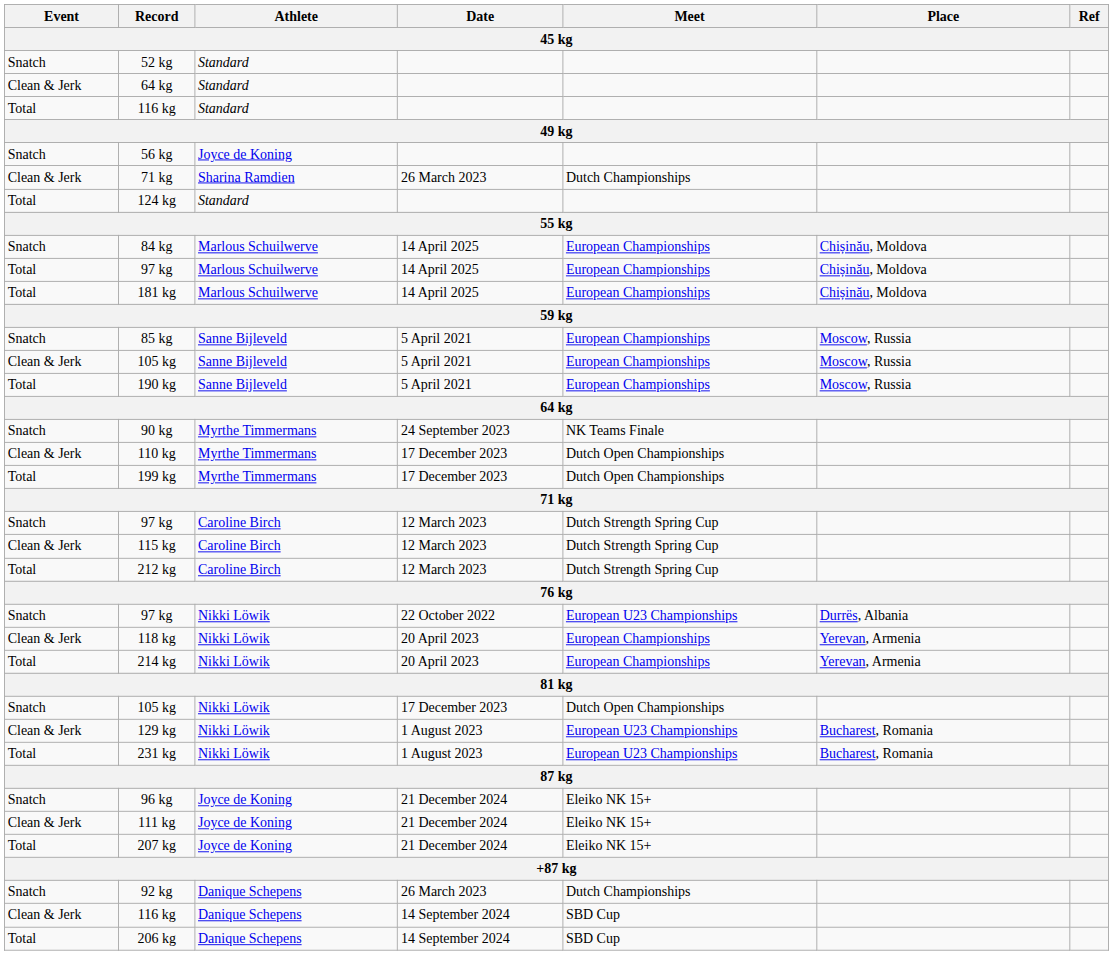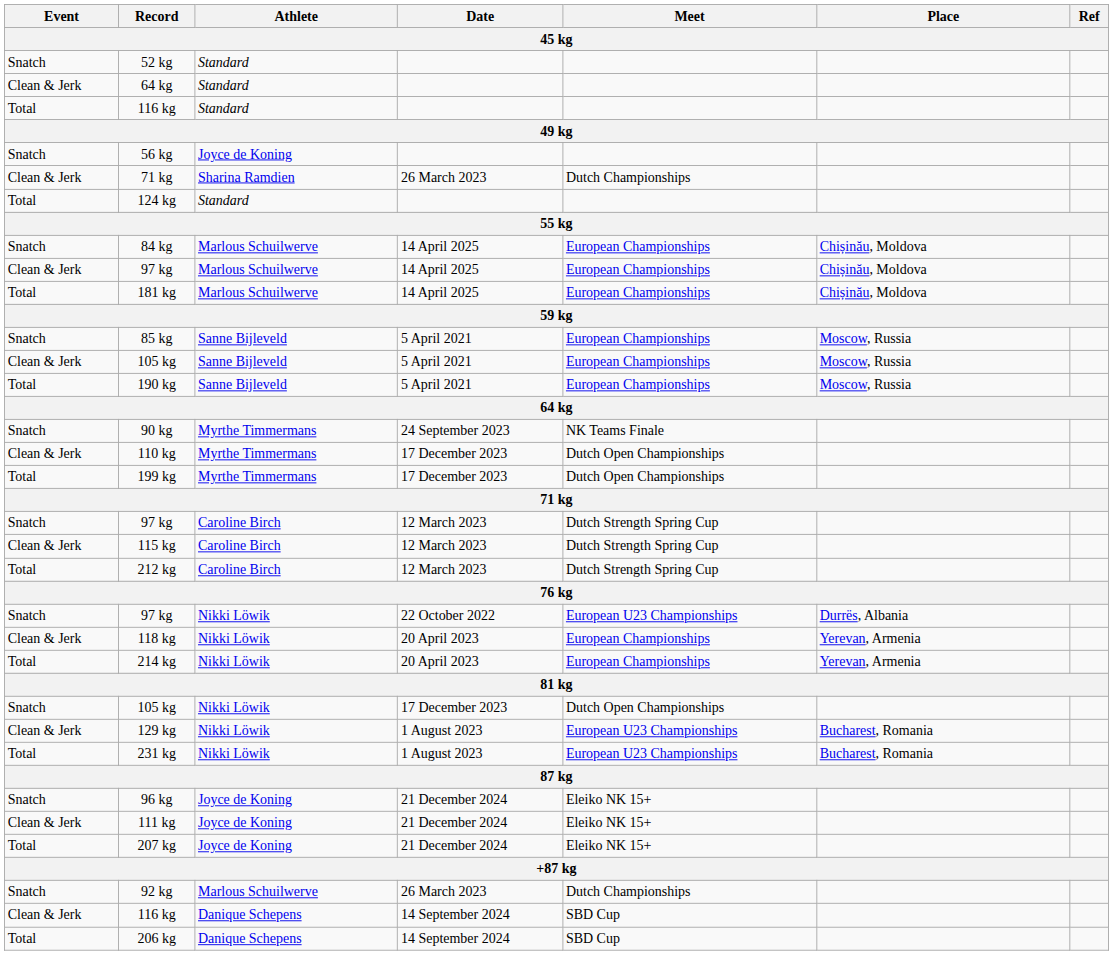(22, 269) Total -> (45, 269) Clean & Jerk
(250, 892) Danique Schepens -> (258, 892) Marlous Schuilwerve
